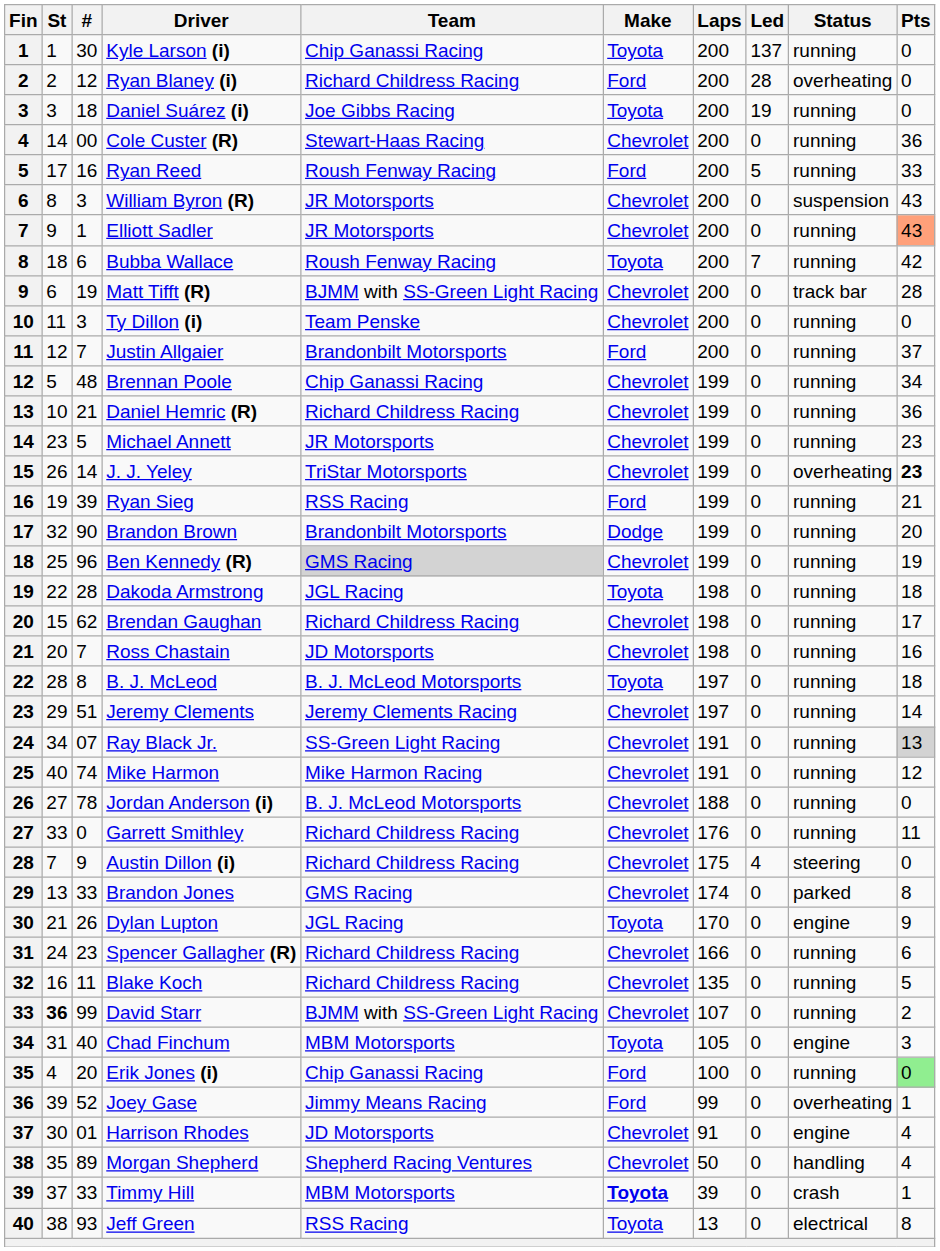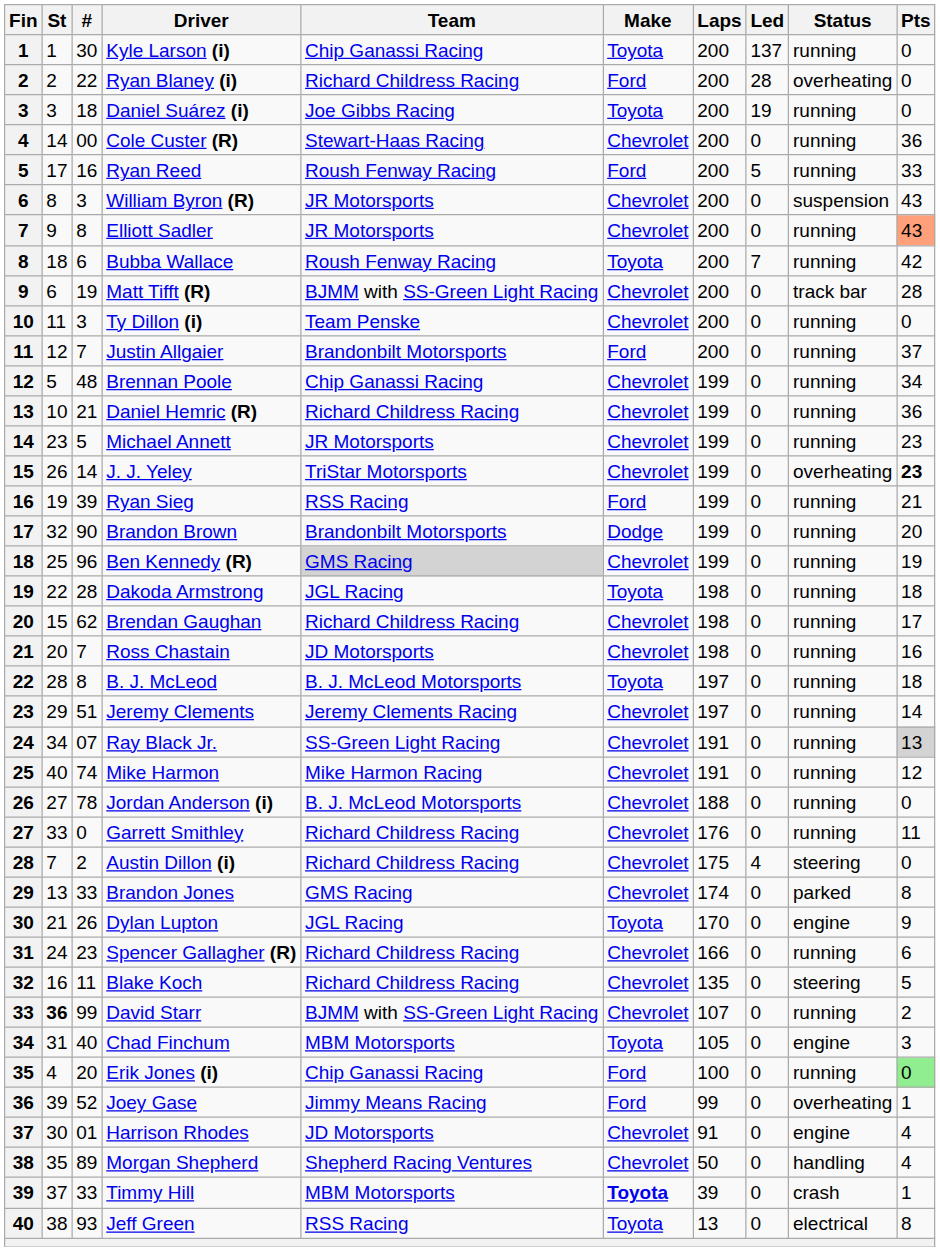(87, 80) 12 -> (87, 80) 22
(82, 230) 1 -> (82, 230) 8
(82, 862) 9 -> (82, 862) 2
(825, 982) running -> (827, 982) steering
